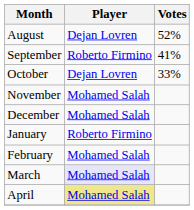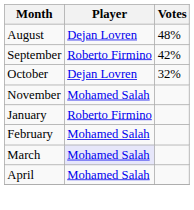(169, 34) 52% -> (169, 34) 48%
(169, 54) 41% -> (169, 54) 42%
(169, 74) 33% -> (169, 74) 32%
- row: (33, 114)
(108, 194) khaki background -> (108, 174) no background
